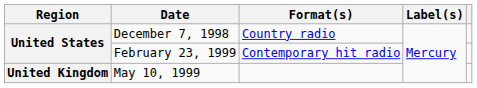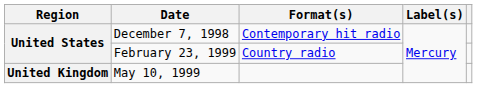(289, 34) Country radio -> (321, 34) Contemporary hit radio
(321, 53) Contemporary hit radio -> (289, 53) Country radio
